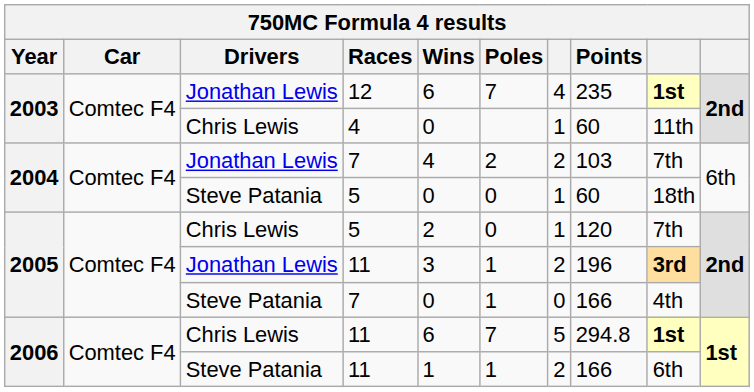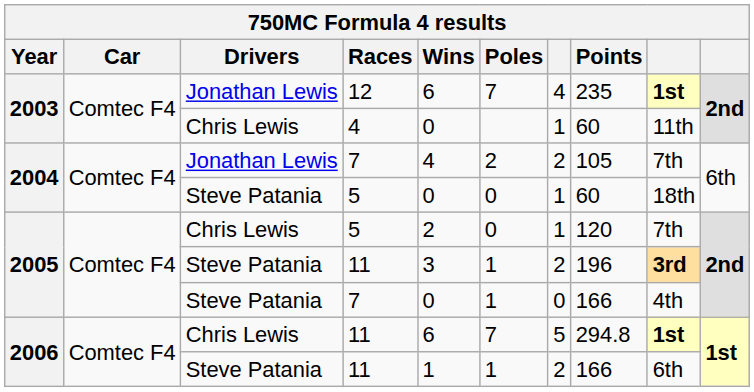(594, 161) 103 -> (594, 161) 105
(262, 265) Jonathan Lewis -> (254, 265) Steve Patania
